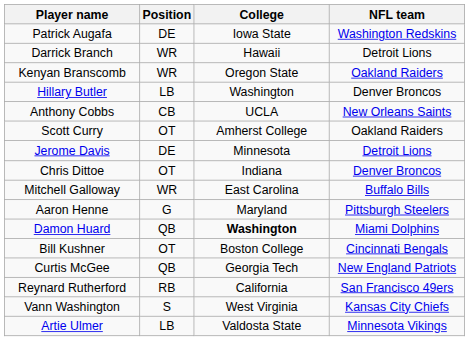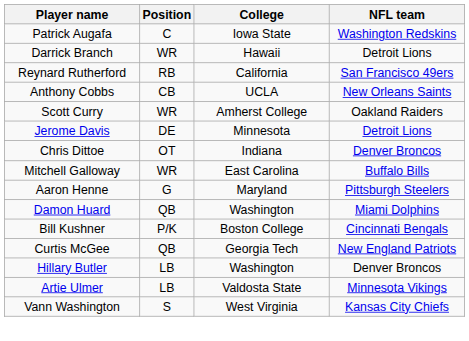(167, 34) DE -> (167, 34) C
- row: (72, 73)
rows swapped: (72, 92) <-> (72, 287)
(167, 131) OT -> (167, 112) WR
(262, 229) bold -> (262, 209) normal
(167, 248) OT -> (167, 229) P/K
rows swapped: (72, 326) <-> (72, 307)
